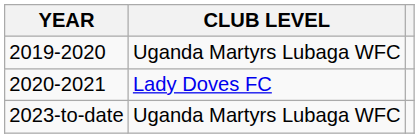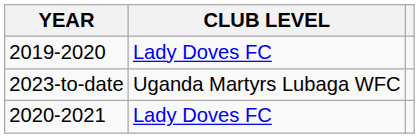(267, 52) Uganda Martyrs Lubaga WFC -> (202, 52) Lady Doves FC
rows swapped: (57, 84) <-> (66, 116)
